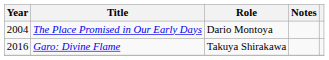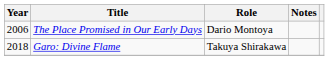(18, 30) 2004 -> (18, 30) 2006
(18, 47) 2016 -> (18, 47) 2018
